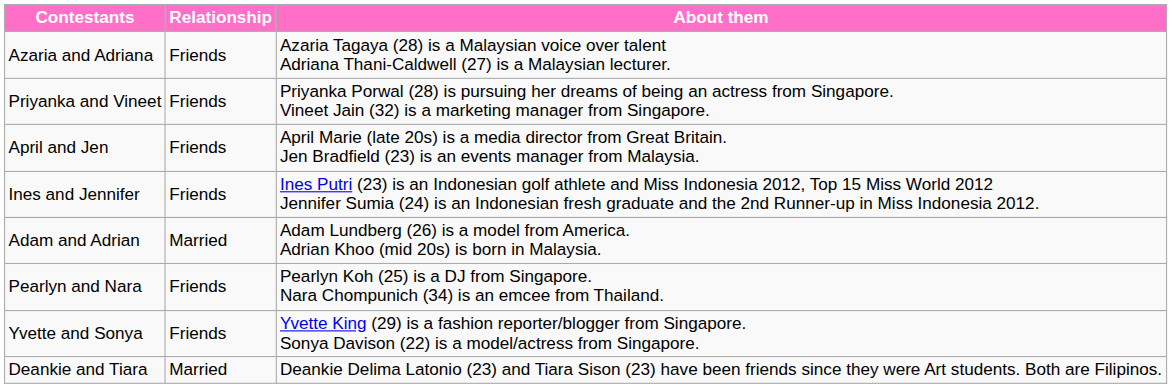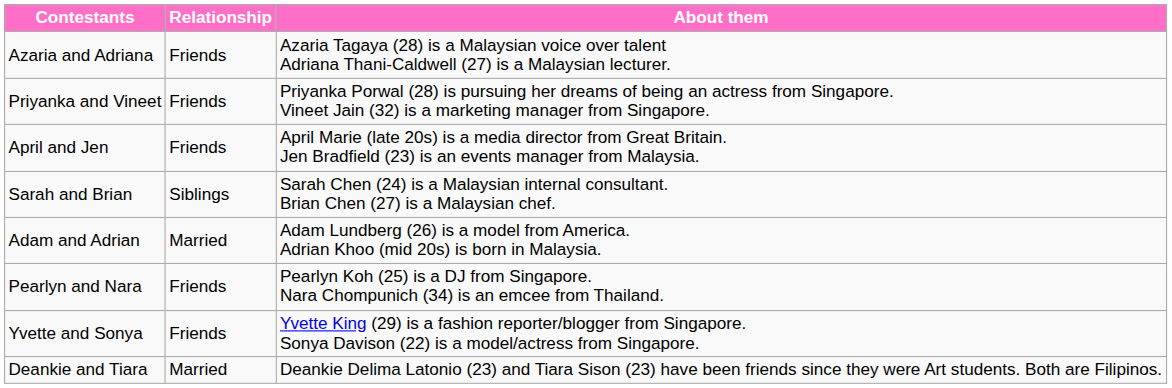+ row: (70, 194)
- row: (74, 194)
